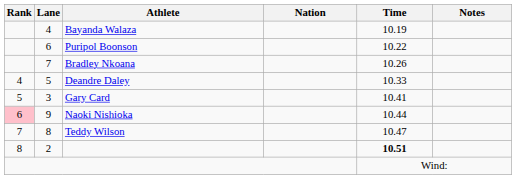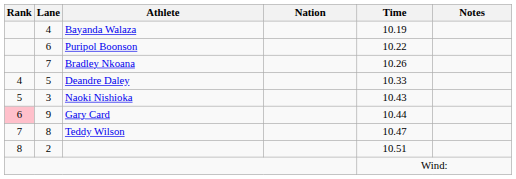(87, 98) Gary Card -> (99, 98) Naoki Nishioka
(395, 98) 10.41 -> (395, 98) 10.43
(99, 115) Naoki Nishioka -> (87, 115) Gary Card
(395, 149) bold -> (395, 149) normal
